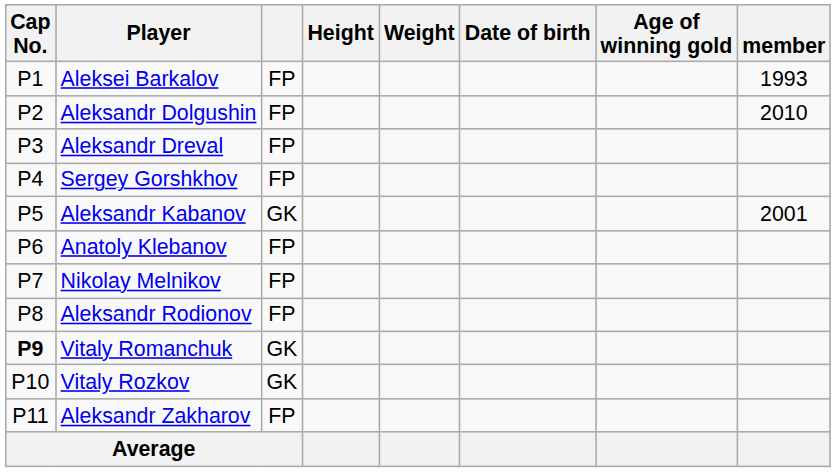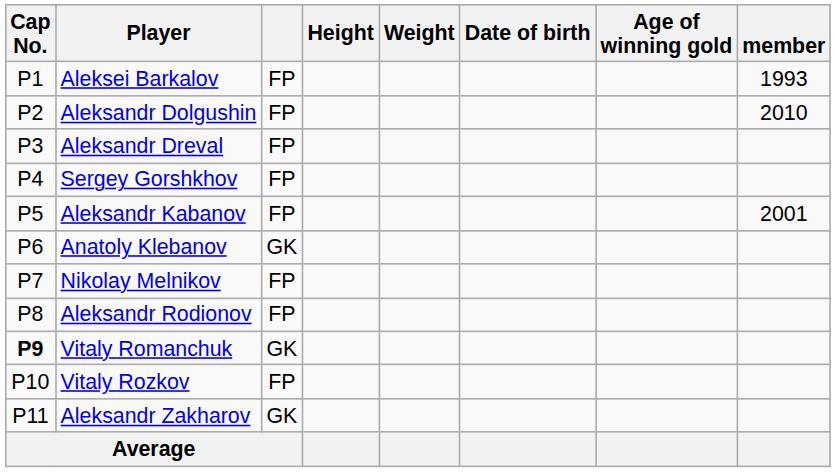(282, 213) GK -> (282, 213) FP
(282, 247) FP -> (282, 247) GK
(282, 381) GK -> (282, 381) FP
(282, 415) FP -> (282, 415) GK
